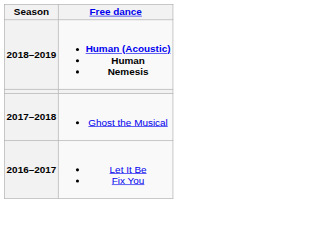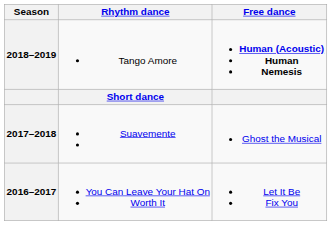+ column: (135, 12)
